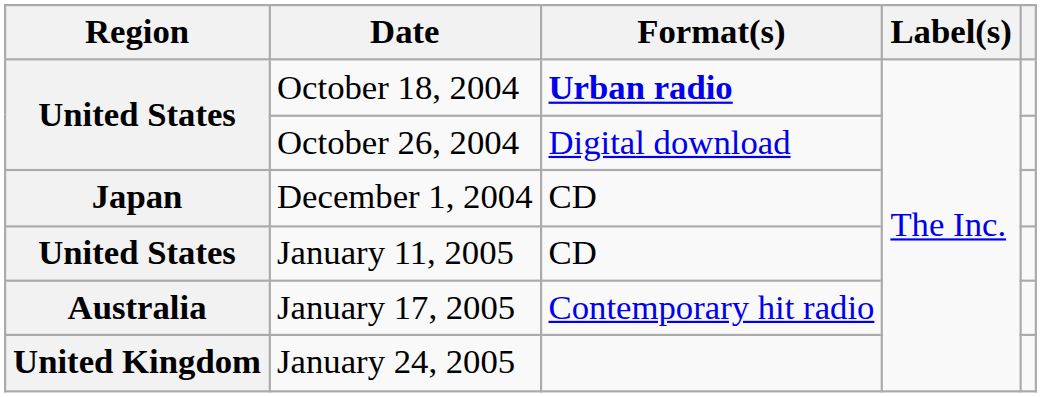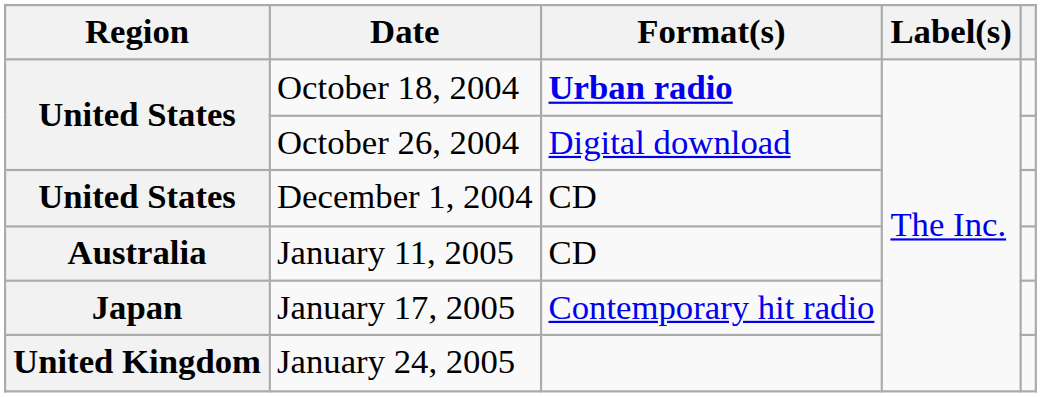(137, 197) Japan -> (137, 197) United States
(137, 252) United States -> (137, 252) Australia
(137, 307) Australia -> (137, 307) Japan
